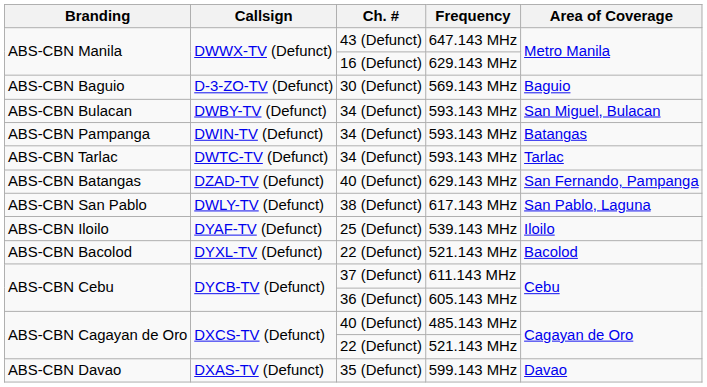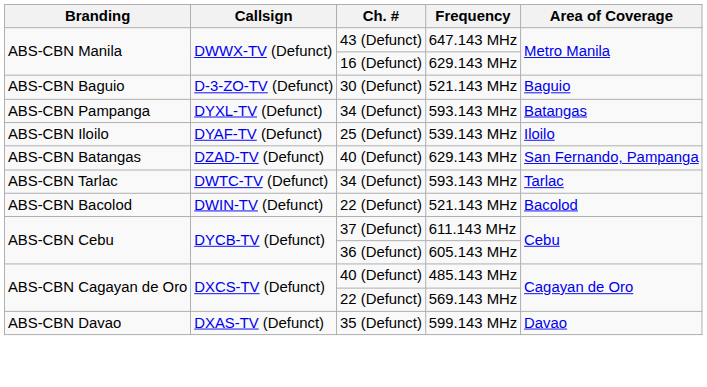(473, 87) 569.143 MHz -> (473, 87) 521.143 MHz
- row: (70, 110)
(259, 134) DWIN-TV (Defunct) -> (258, 110) DYXL-TV (Defunct)
rows swapped: (63, 157) <-> (58, 228)
- row: (77, 205)
(258, 252) DYXL-TV (Defunct) -> (259, 205) DWIN-TV (Defunct)
(473, 346) 521.143 MHz -> (473, 299) 569.143 MHz
